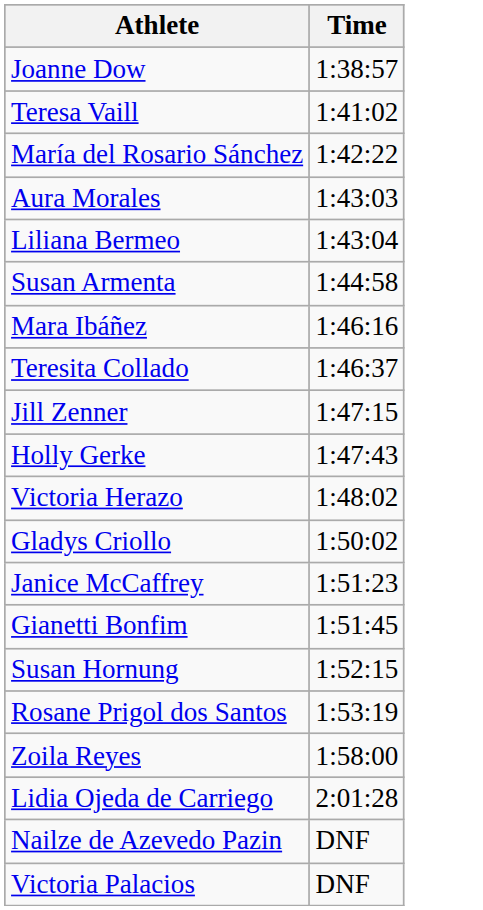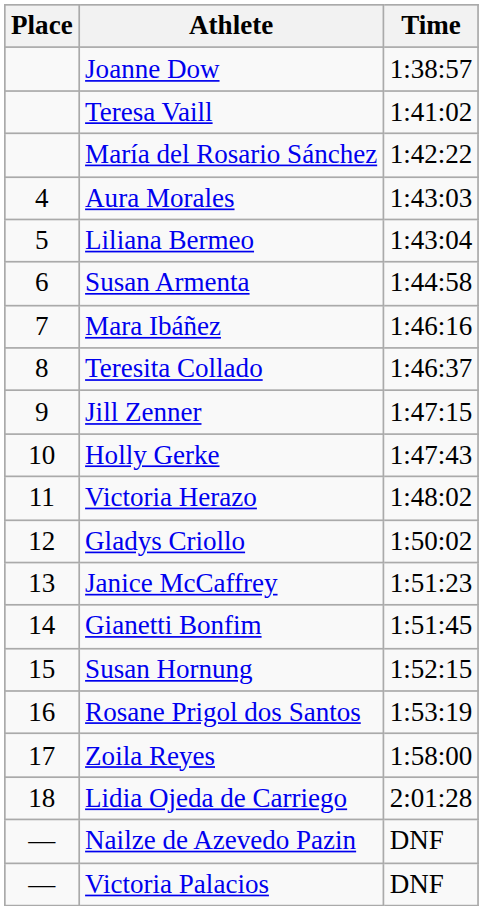+ column: (42, 25)
